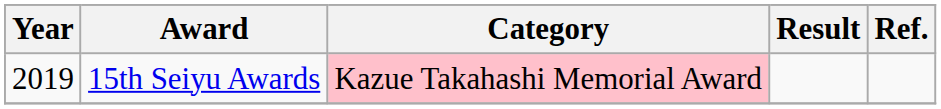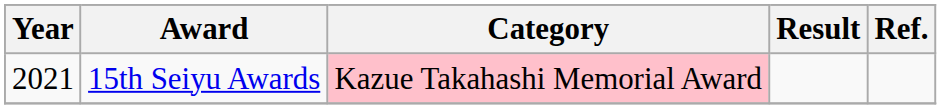(43, 77) 2019 -> (43, 77) 2021
